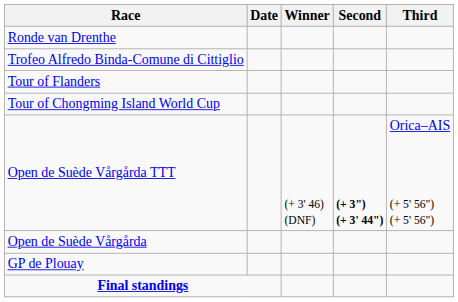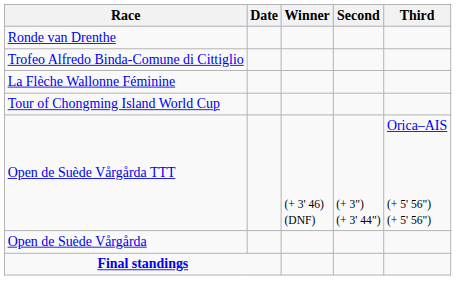- row: (54, 81)
+ row: (91, 81)
(360, 212) bold -> (358, 212) normal
- row: (46, 264)
